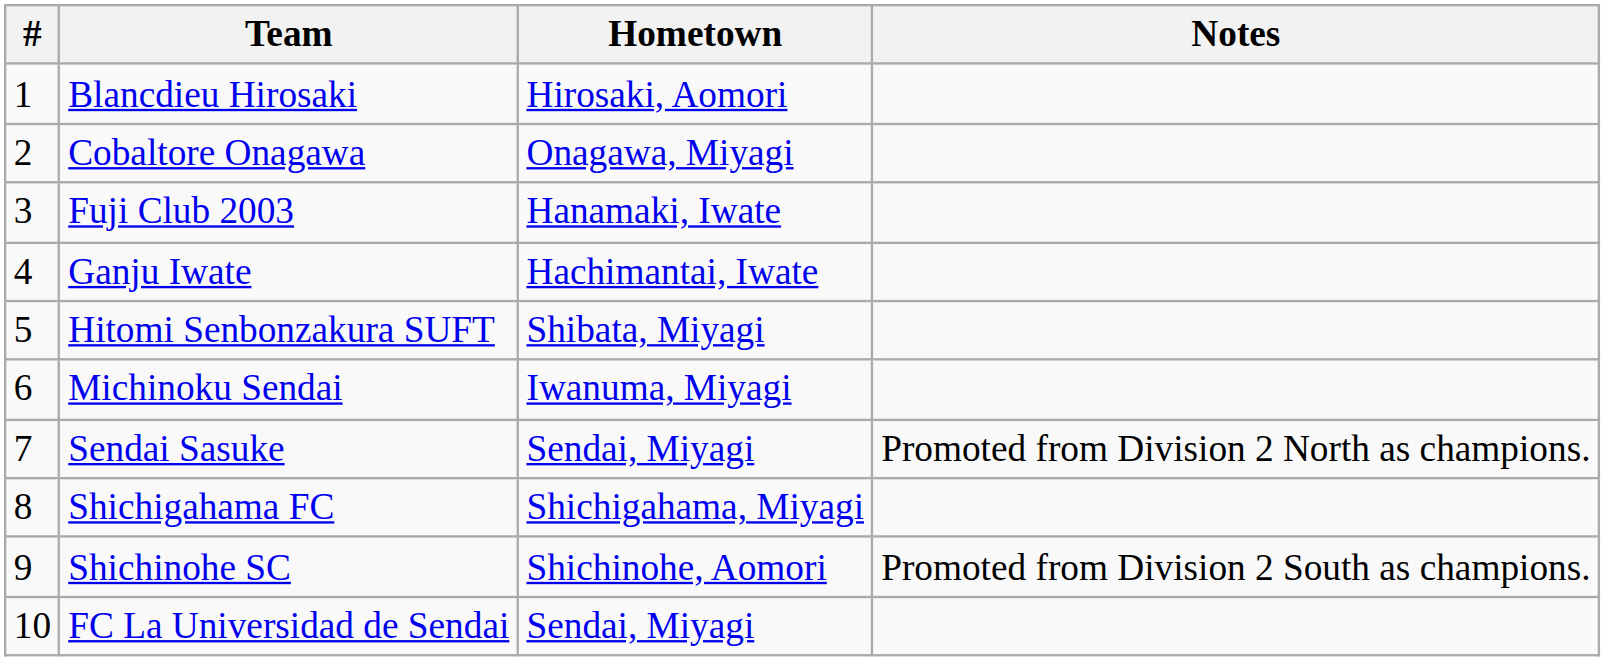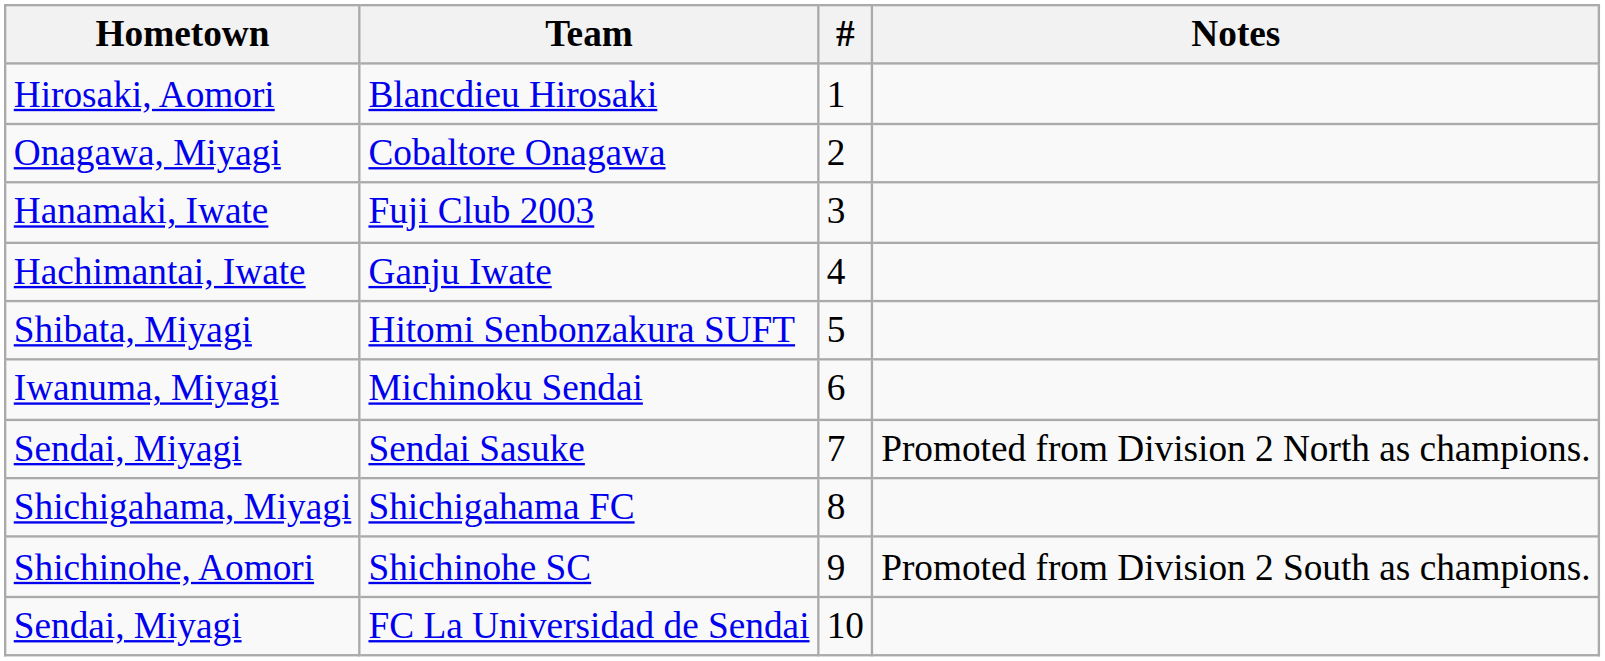columns swapped: (32, 34) <-> (695, 34)
